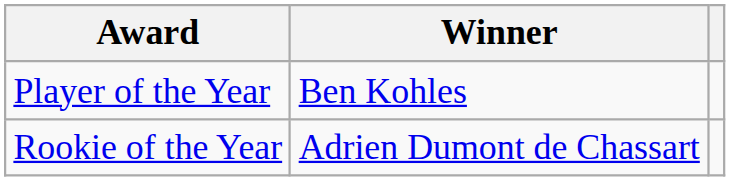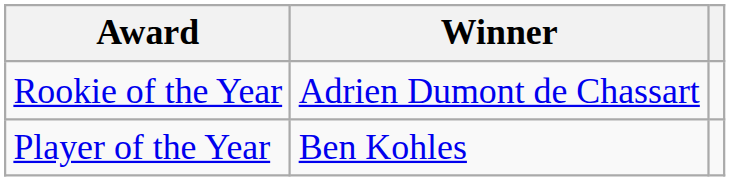rows swapped: (142, 89) <-> (148, 146)
